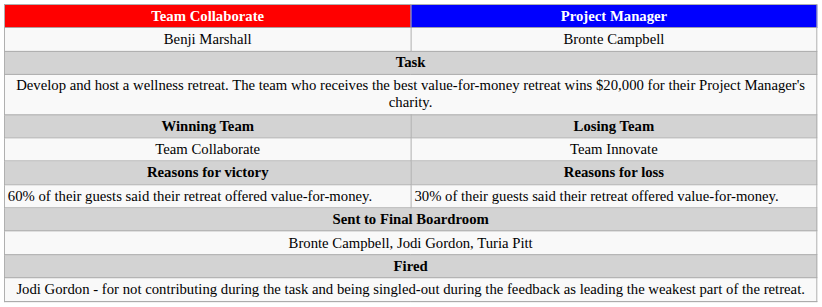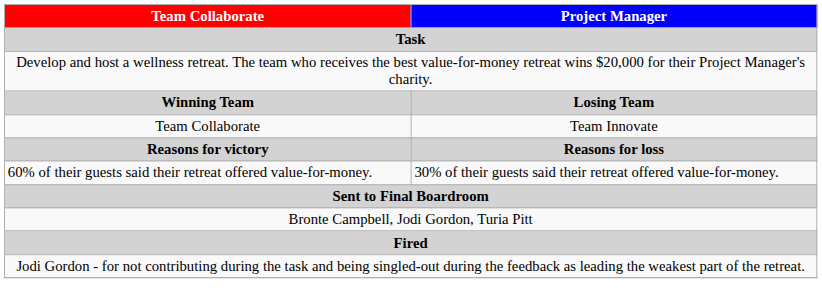- row: (208, 39)
